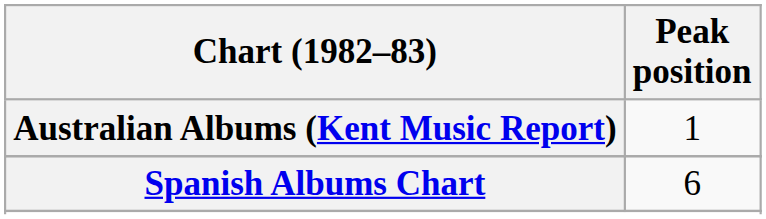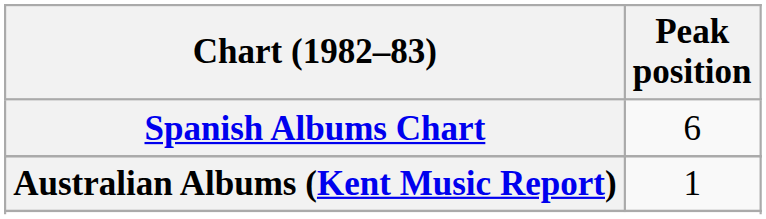rows swapped: (315, 127) <-> (315, 182)
